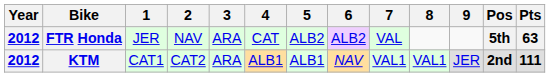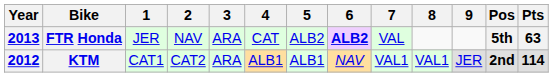(24, 38) 2012 -> (24, 38) 2013
(348, 38) normal -> (350, 38) bold
(530, 60) 111 -> (533, 60) 114
